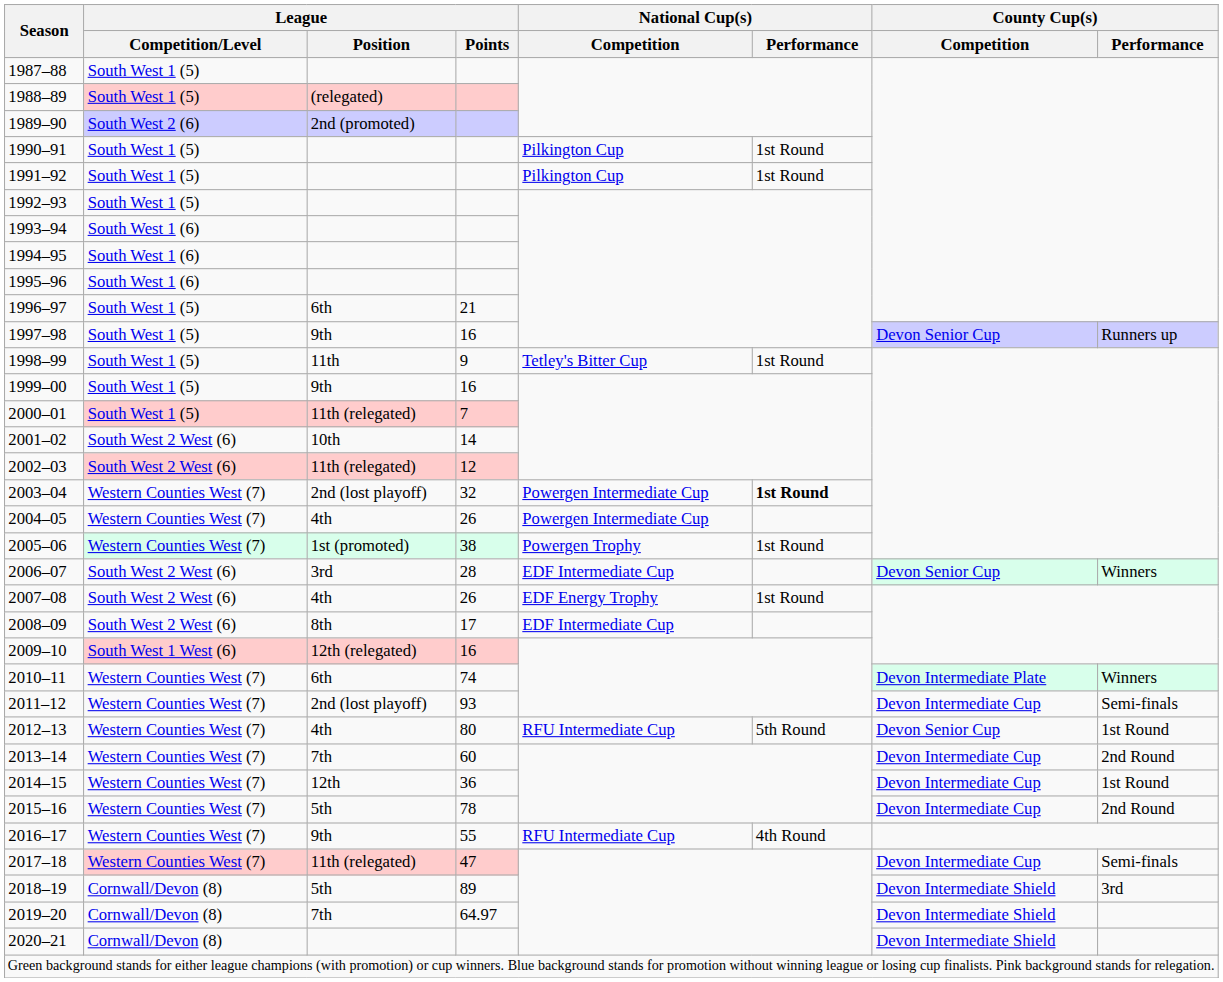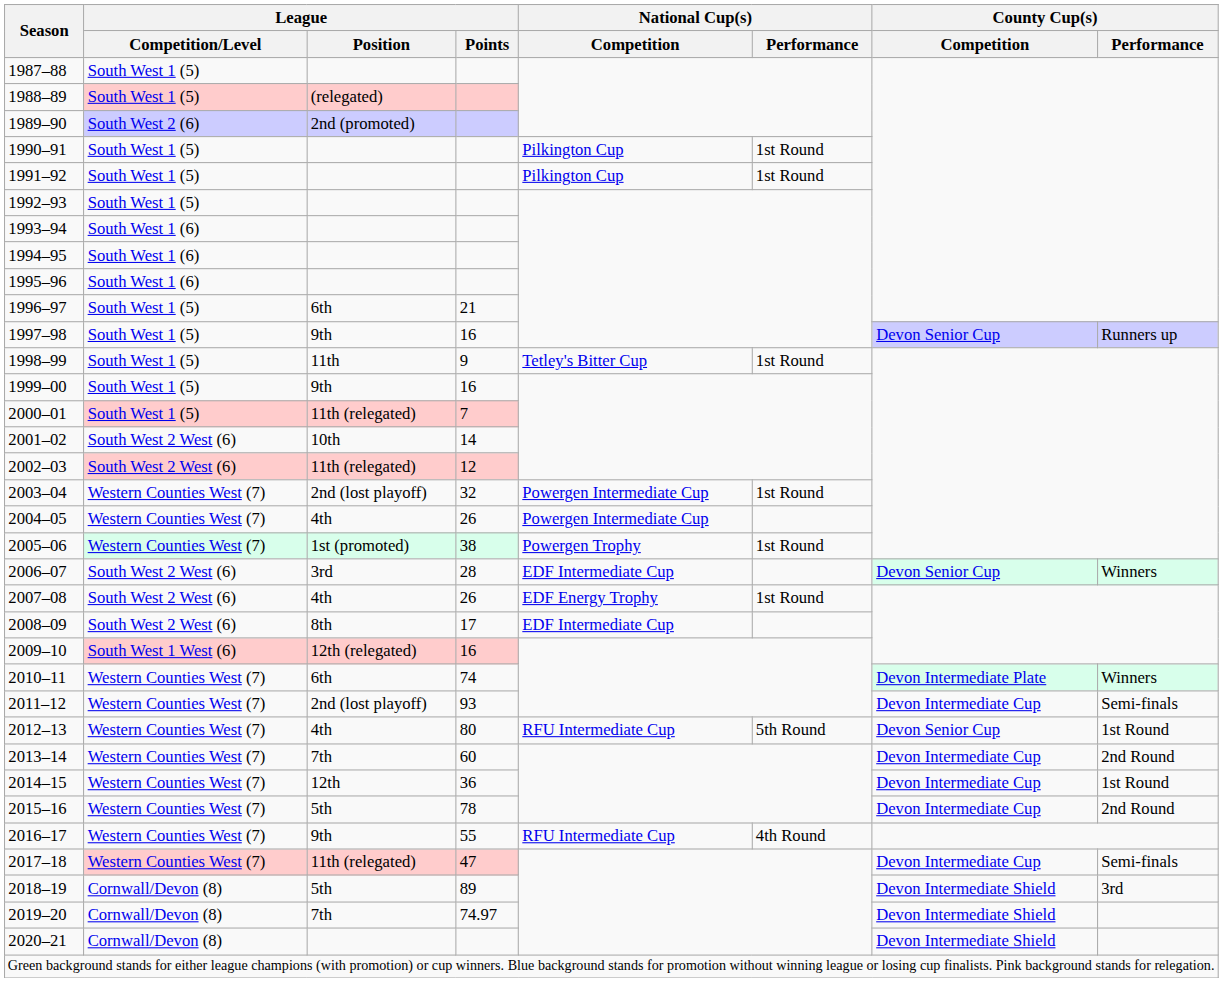(792, 492) bold -> (790, 492) normal
(478, 914) 64.97 -> (478, 914) 74.97
